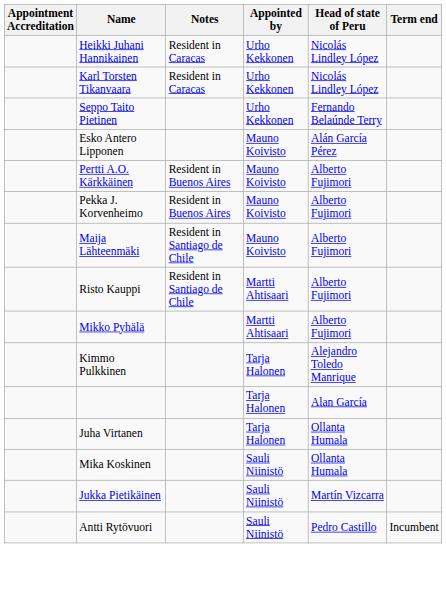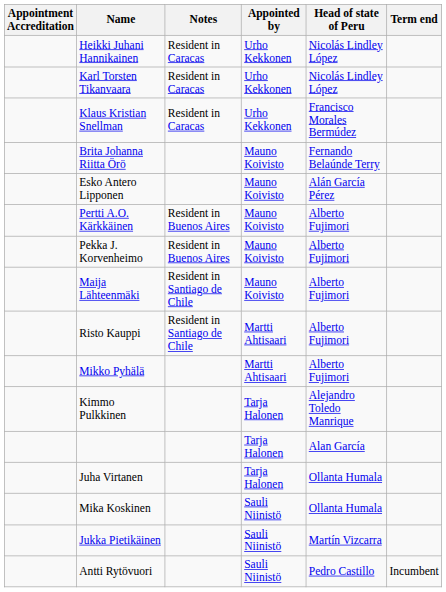+ row: (113, 120)
- row: (107, 113)
+ row: (111, 157)
